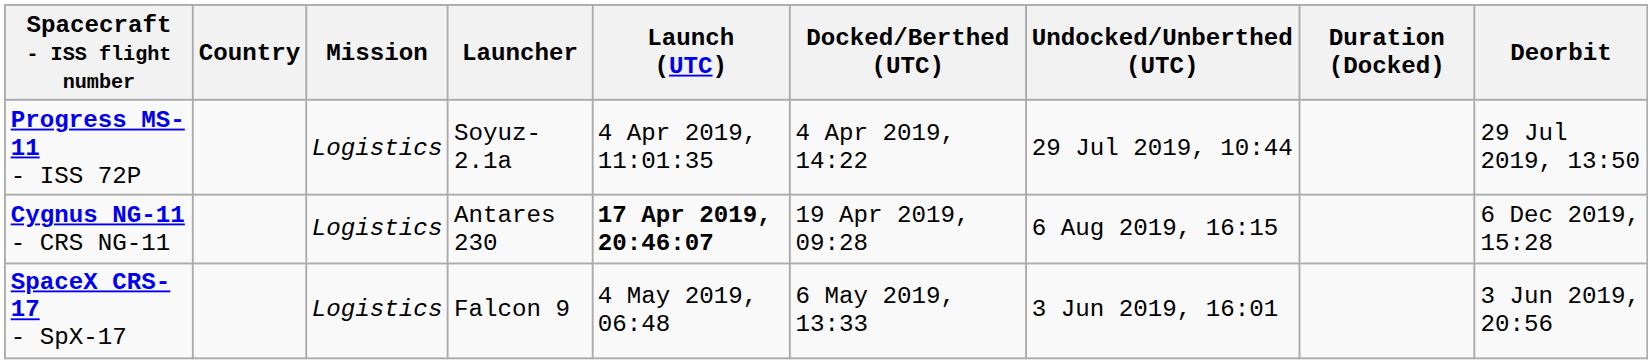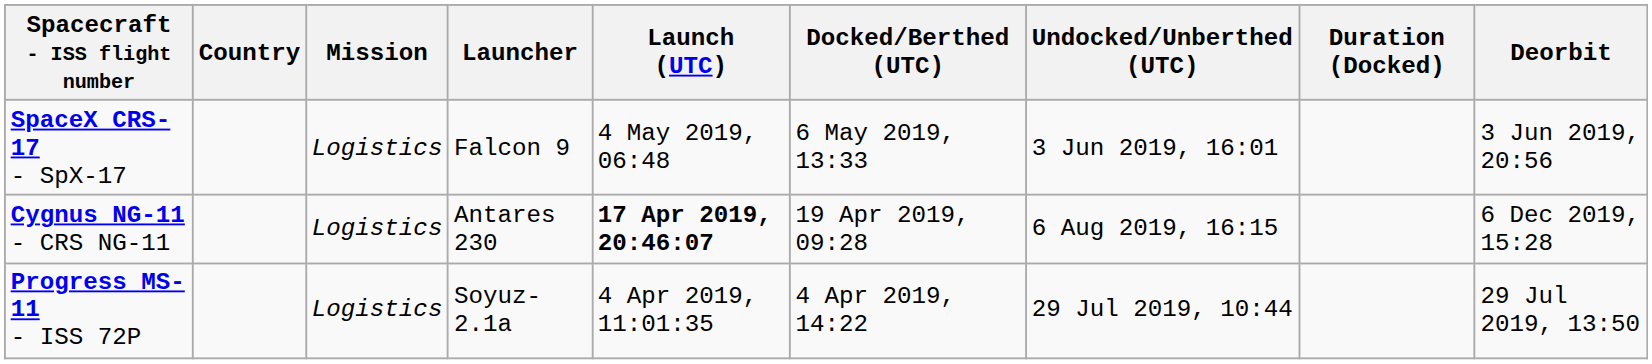rows swapped: (98, 148) <-> (91, 310)
